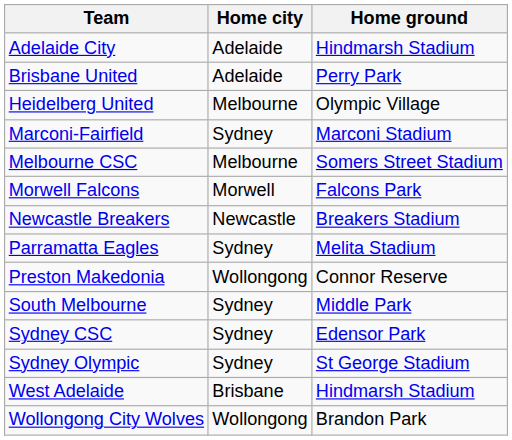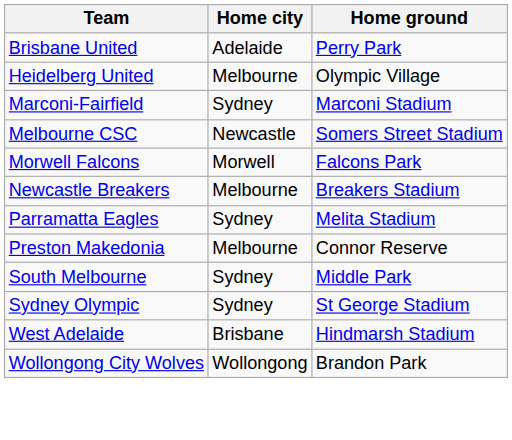- row: (62, 47)
(255, 162) Melbourne -> (254, 133) Newcastle
(254, 219) Newcastle -> (255, 190) Melbourne
(260, 276) Wollongong -> (255, 248) Melbourne
- row: (60, 334)
